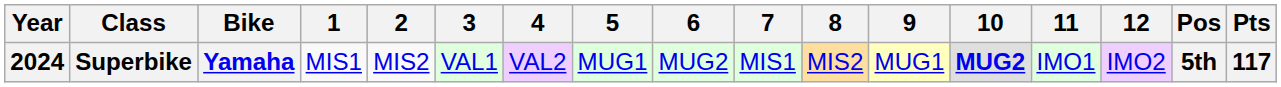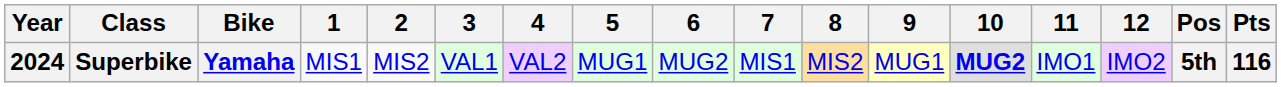(1252, 61) 117 -> (1252, 61) 116
